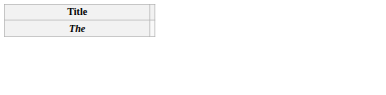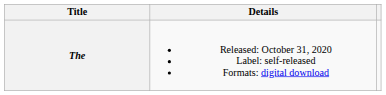+ column: (263, 12)
